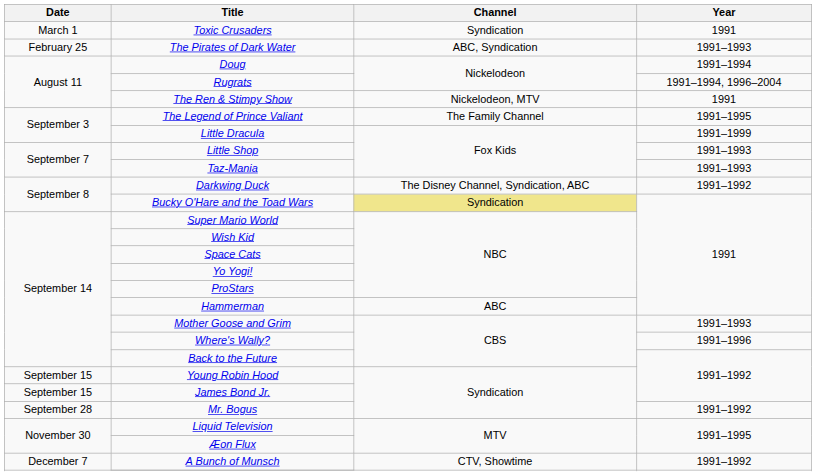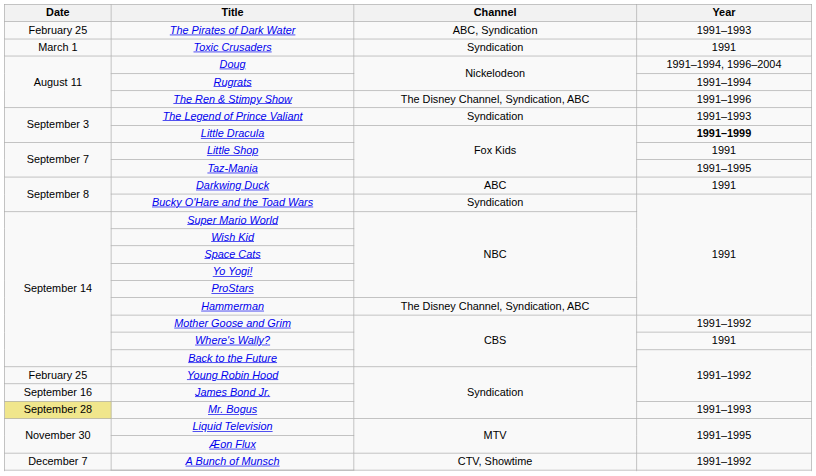rows swapped: (233, 47) <-> (233, 30)
(724, 64) 1991–1994 -> (724, 64) 1991–1994, 1996–2004
(724, 82) 1991–1994, 1996–2004 -> (724, 82) 1991–1994
(495, 99) Nickelodeon, MTV -> (495, 99) The Disney Channel, Syndication, ABC
(724, 99) 1991 -> (724, 99) 1991–1996
(495, 116) The Family Channel -> (495, 116) Syndication
(724, 116) 1991–1995 -> (724, 116) 1991–1993
(724, 133) normal -> (724, 133) bold
(724, 151) 1991–1993 -> (724, 151) 1991
(724, 168) 1991–1993 -> (724, 168) 1991–1995
(495, 185) The Disney Channel, Syndication, ABC -> (495, 185) ABC
(724, 185) 1991–1992 -> (724, 185) 1991
(495, 202) khaki background -> (495, 202) no background
(495, 306) ABC -> (495, 306) The Disney Channel, Syndication, ABC
(724, 323) 1991–1993 -> (724, 323) 1991–1992
(724, 340) 1991–1996 -> (724, 340) 1991
(58, 375) September 15 -> (58, 375) February 25
(58, 392) September 15 -> (58, 392) September 16
(58, 409) no background -> (58, 409) khaki background
(724, 409) 1991–1992 -> (724, 409) 1991–1993
